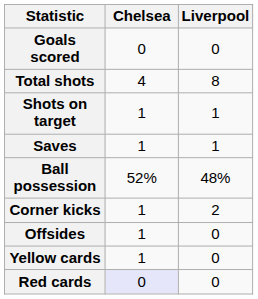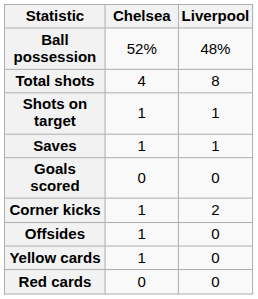rows swapped: (55, 48) <-> (55, 177)
(142, 281) lavender background -> (142, 281) no background
